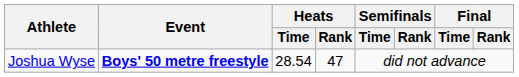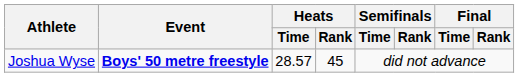(294, 61) 28.54 -> (294, 61) 28.57
(335, 61) 47 -> (335, 61) 45
